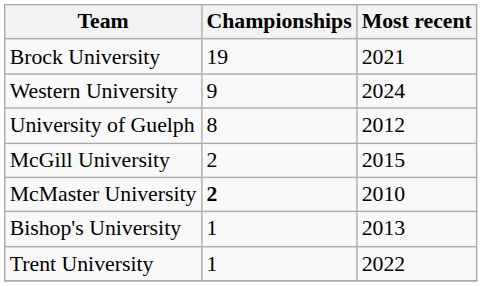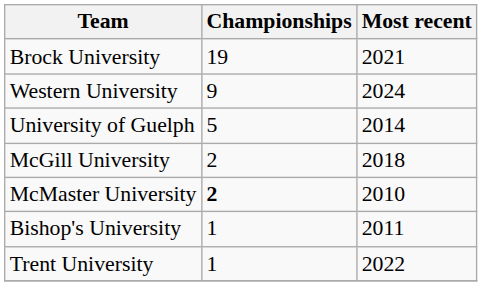(212, 125) 8 -> (212, 125) 5
(383, 125) 2012 -> (383, 125) 2014
(383, 159) 2015 -> (383, 159) 2018
(383, 228) 2013 -> (383, 228) 2011
